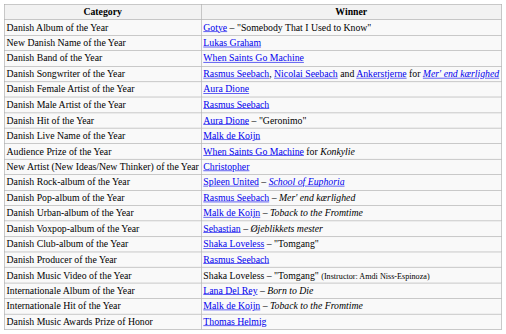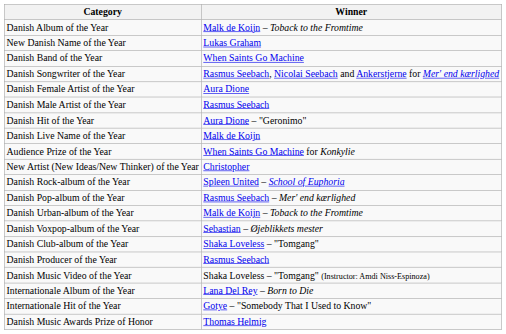(287, 27) Gotye – "Somebody That I Used to Know" -> (283, 27) Malk de Koijn – Toback to the Fromtime
(283, 306) Malk de Koijn – Toback to the Fromtime -> (287, 306) Gotye – "Somebody That I Used to Know"
